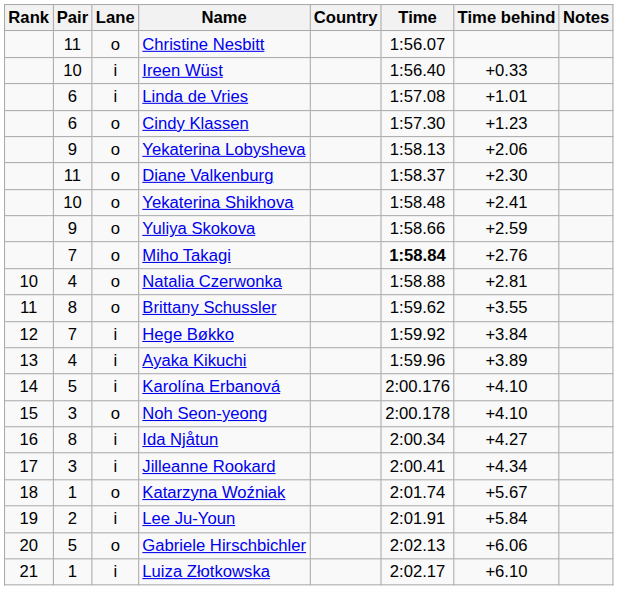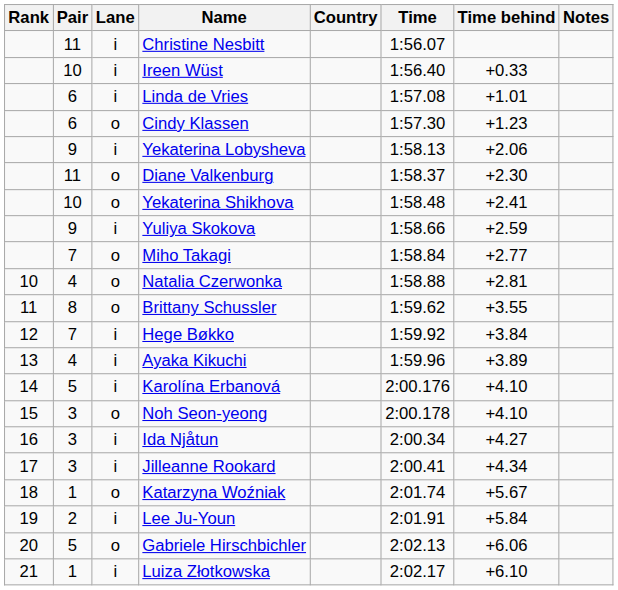(115, 44) o -> (115, 44) i
(115, 149) o -> (115, 149) i
(115, 228) o -> (115, 228) i
(418, 255) bold -> (418, 255) normal
(506, 255) +2.76 -> (506, 255) +2.77
(72, 439) 8 -> (72, 439) 3
